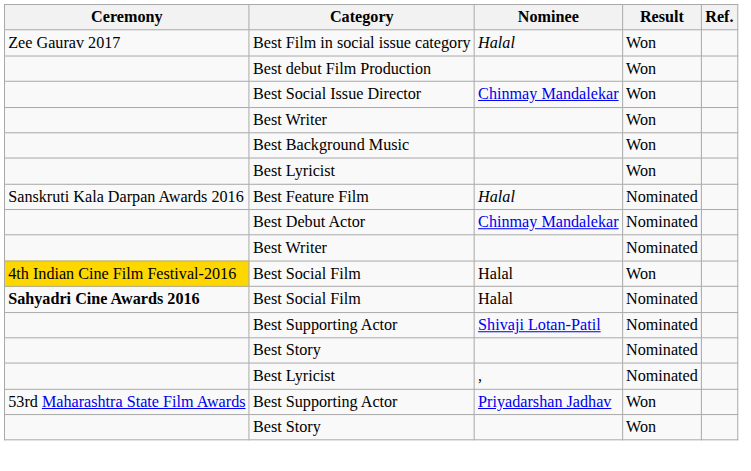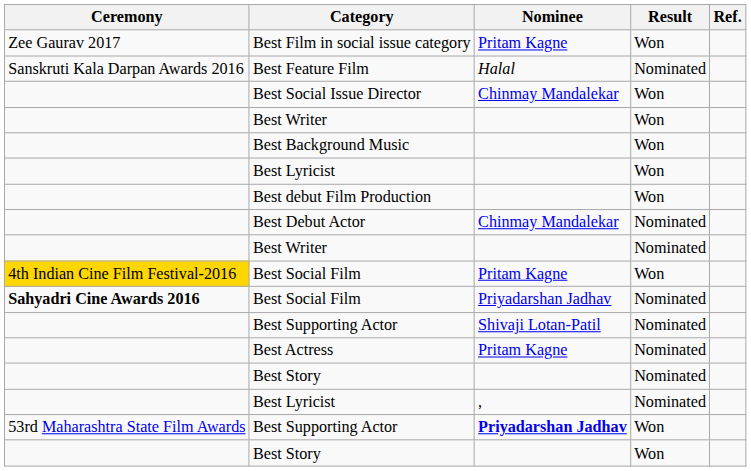(497, 42) Halal -> (523, 42) Pritam Kagne
rows swapped: (342, 68) <-> (311, 196)
(496, 273) Halal -> (523, 273) Pritam Kagne
(496, 299) Halal -> (545, 299) Priyadarshan Jadhav
+ row: (293, 350)
(545, 401) normal -> (552, 427) bold
